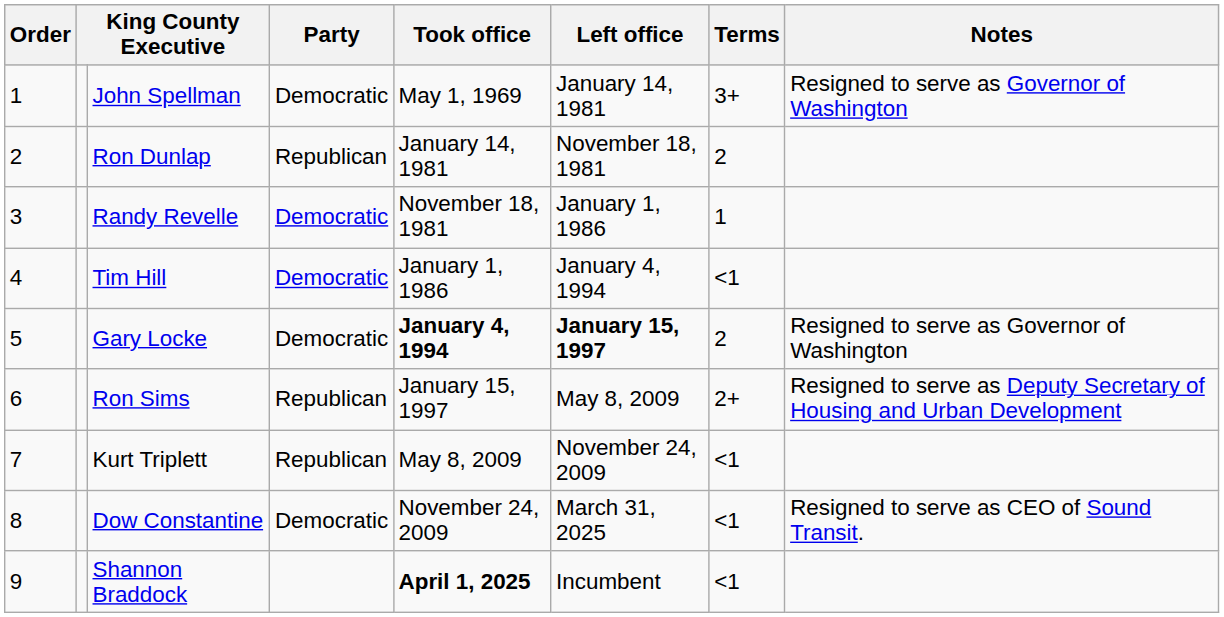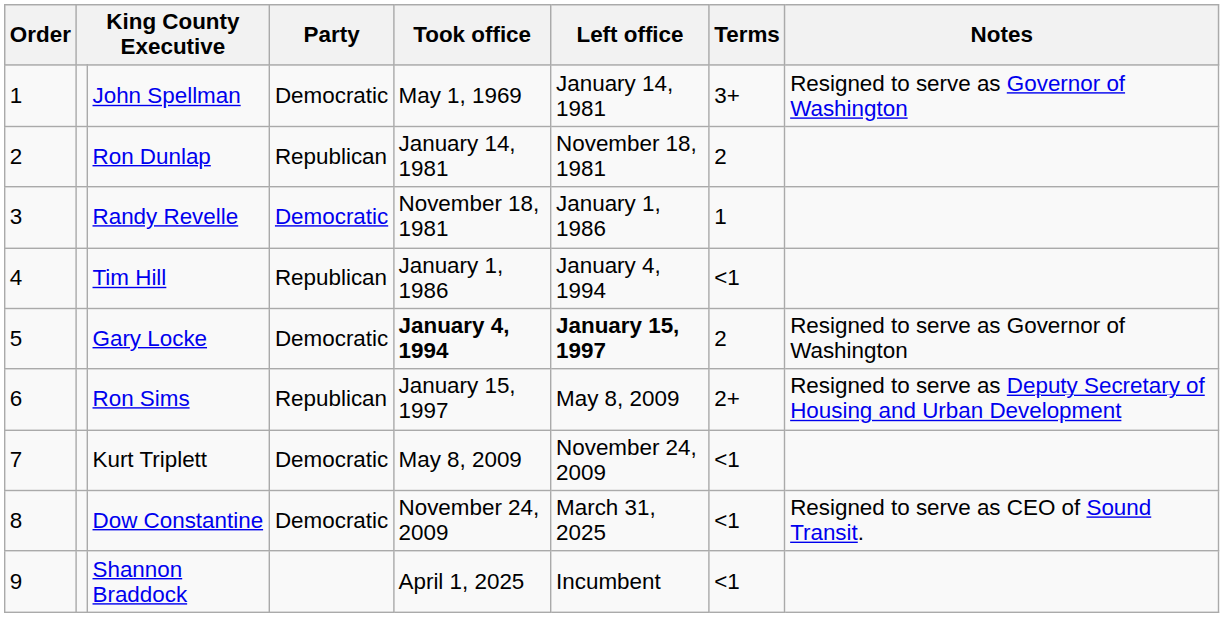(332, 277) Democratic -> (331, 277) Republican
(331, 459) Republican -> (332, 459) Democratic
(465, 581) bold -> (461, 581) normal
